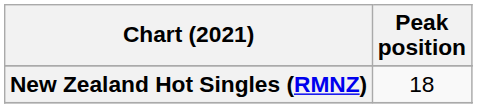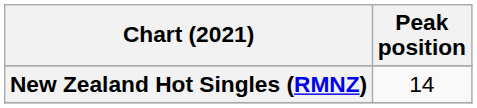(422, 84) 18 -> (422, 84) 14
